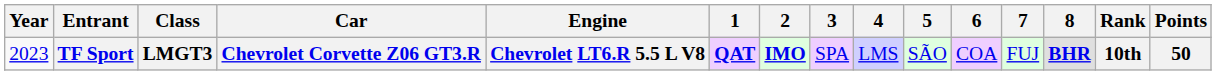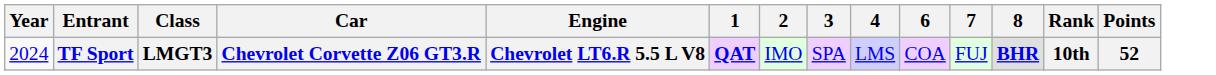- column: (927, 21)
(29, 53) 2023 -> (29, 53) 2024
(785, 53) bold -> (783, 53) normal
(1181, 53) 50 -> (1129, 53) 52
